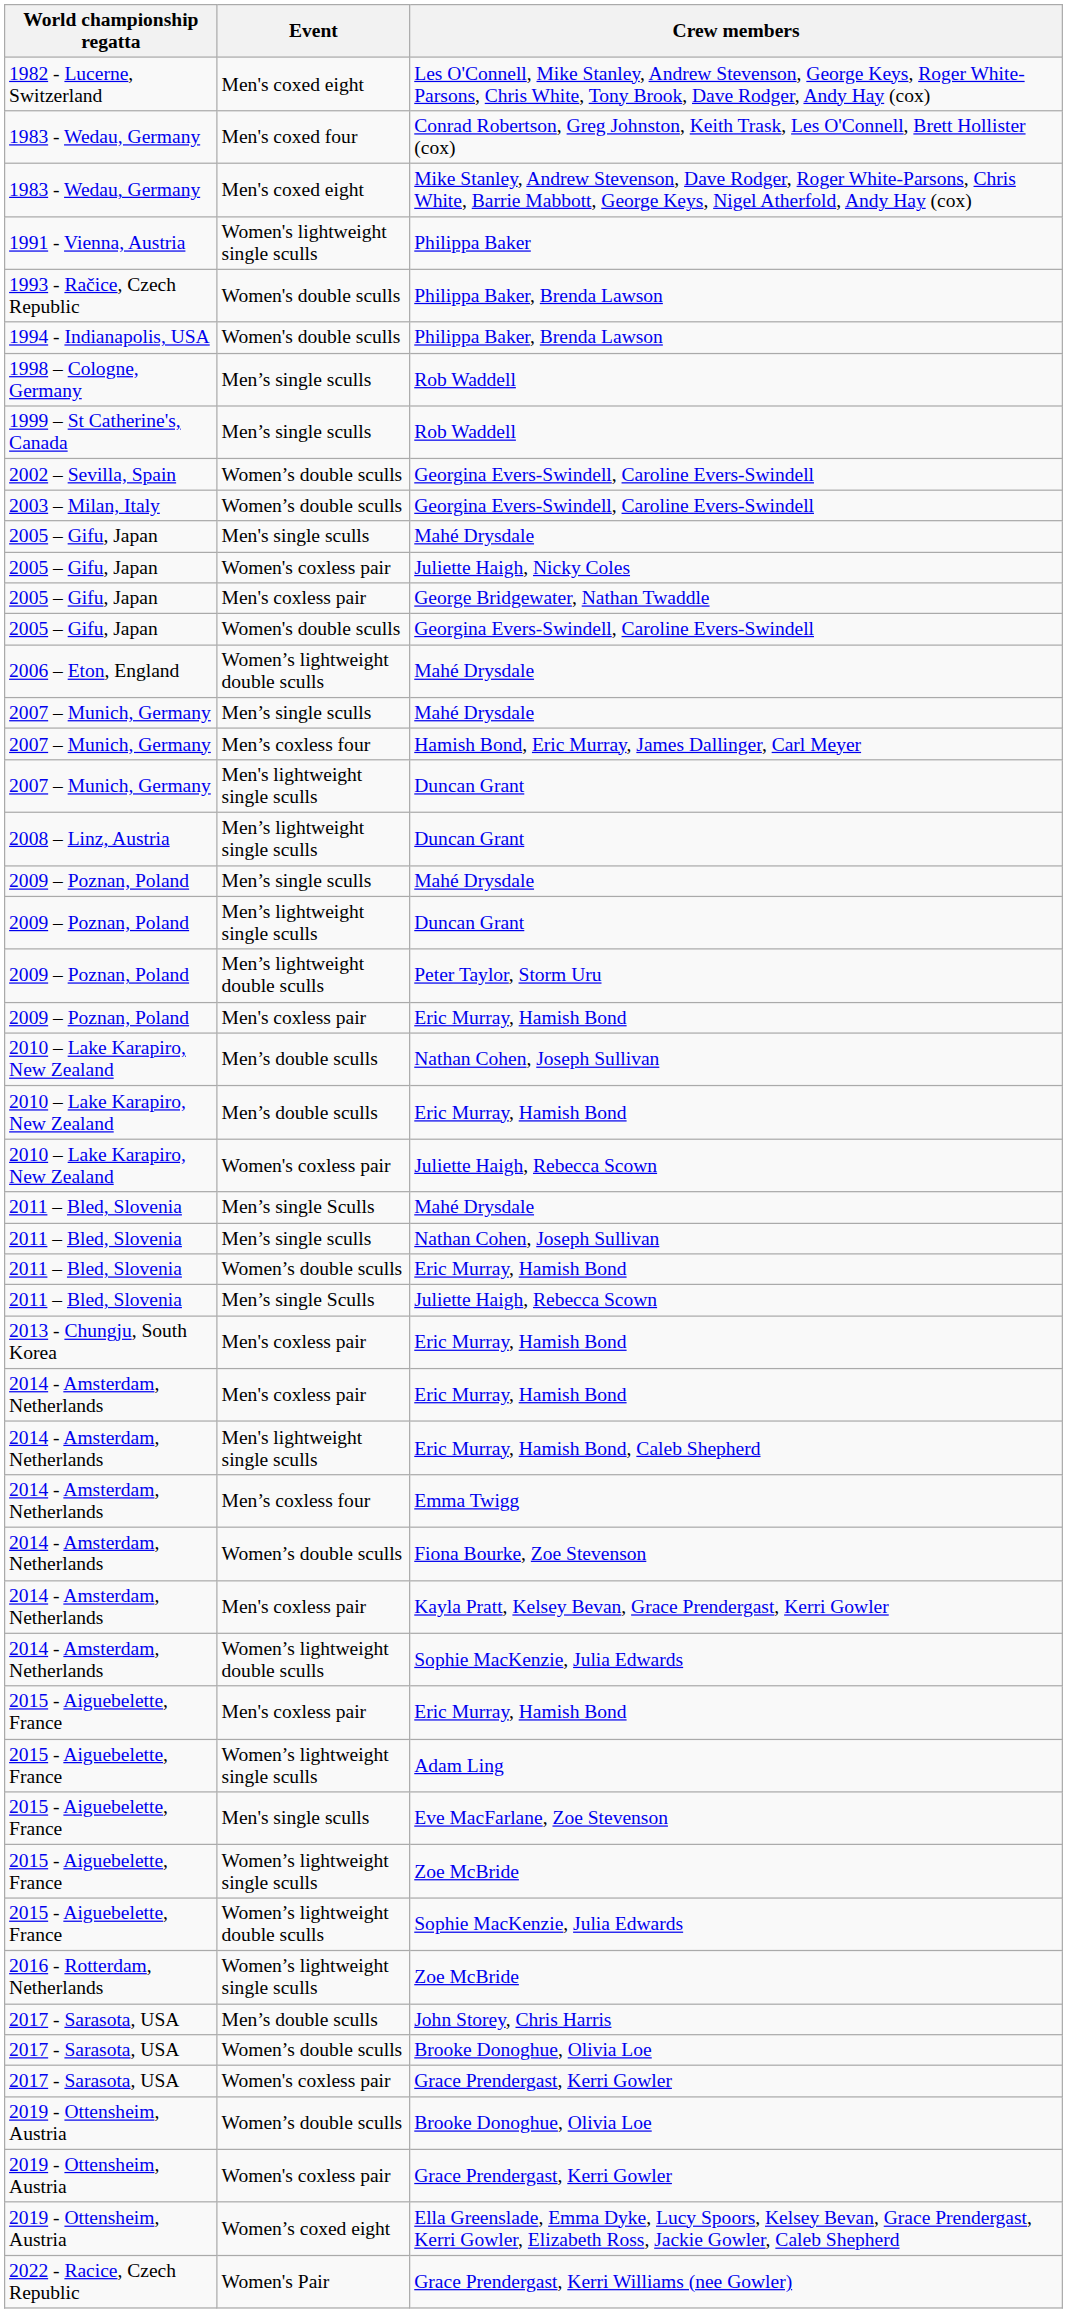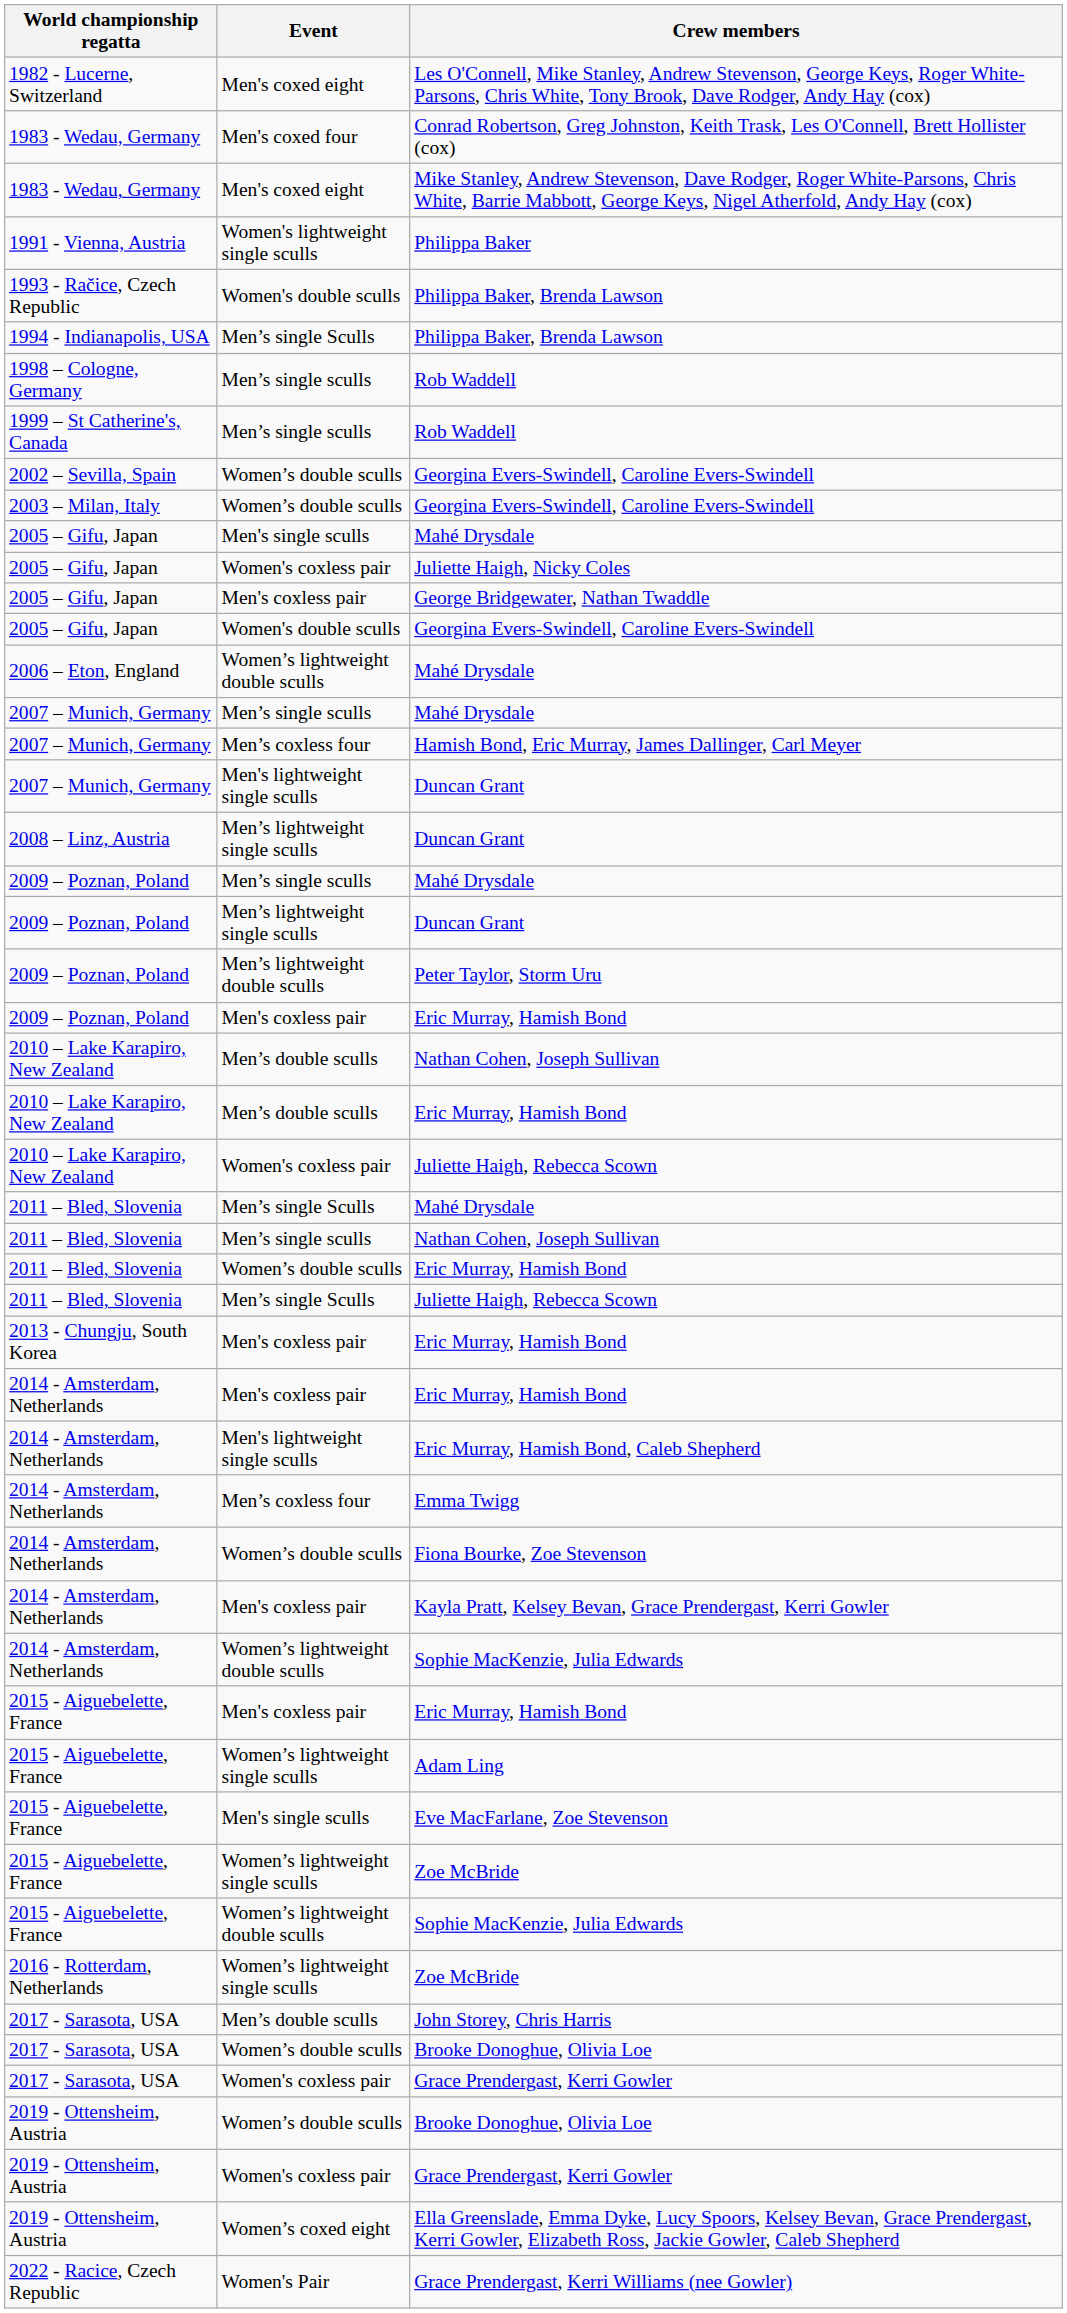(311, 337) Women's double sculls -> (298, 337) Men’s single Sculls
